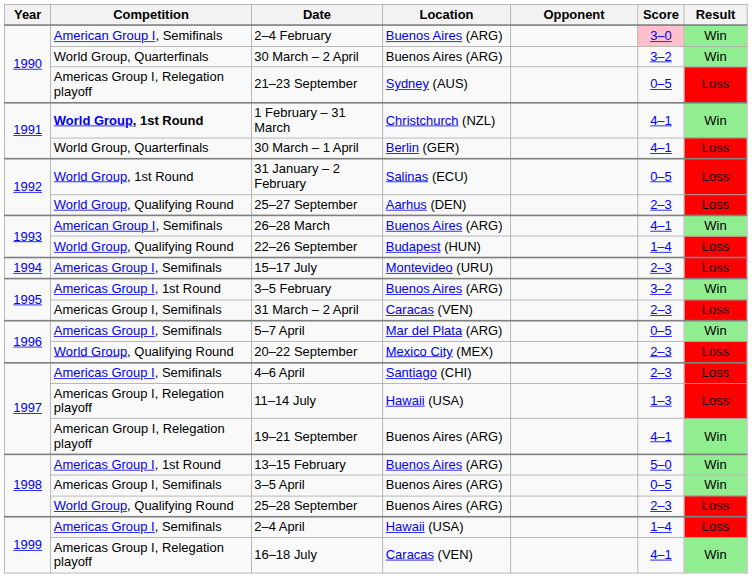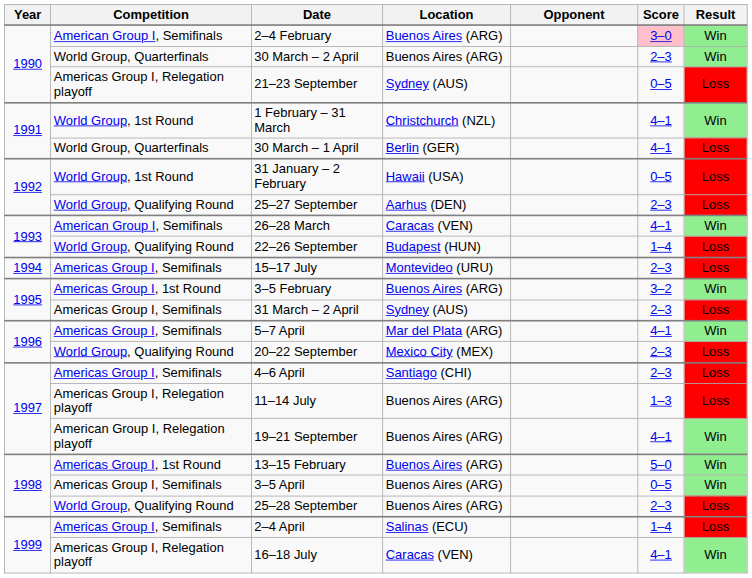(661, 56) 3–2 -> (661, 56) 2–3
(129, 120) bold -> (124, 120) normal
(427, 176) Salinas (ECU) -> (425, 176) Hawaii (USA)
(444, 226) Buenos Aires (ARG) -> (429, 226) Caracas (VEN)
(429, 310) Caracas (VEN) -> (427, 310) Sydney (AUS)
(661, 331) 0–5 -> (661, 331) 4–1
(425, 401) Hawaii (USA) -> (444, 401) Buenos Aires (ARG)
(425, 527) Hawaii (USA) -> (427, 527) Salinas (ECU)
